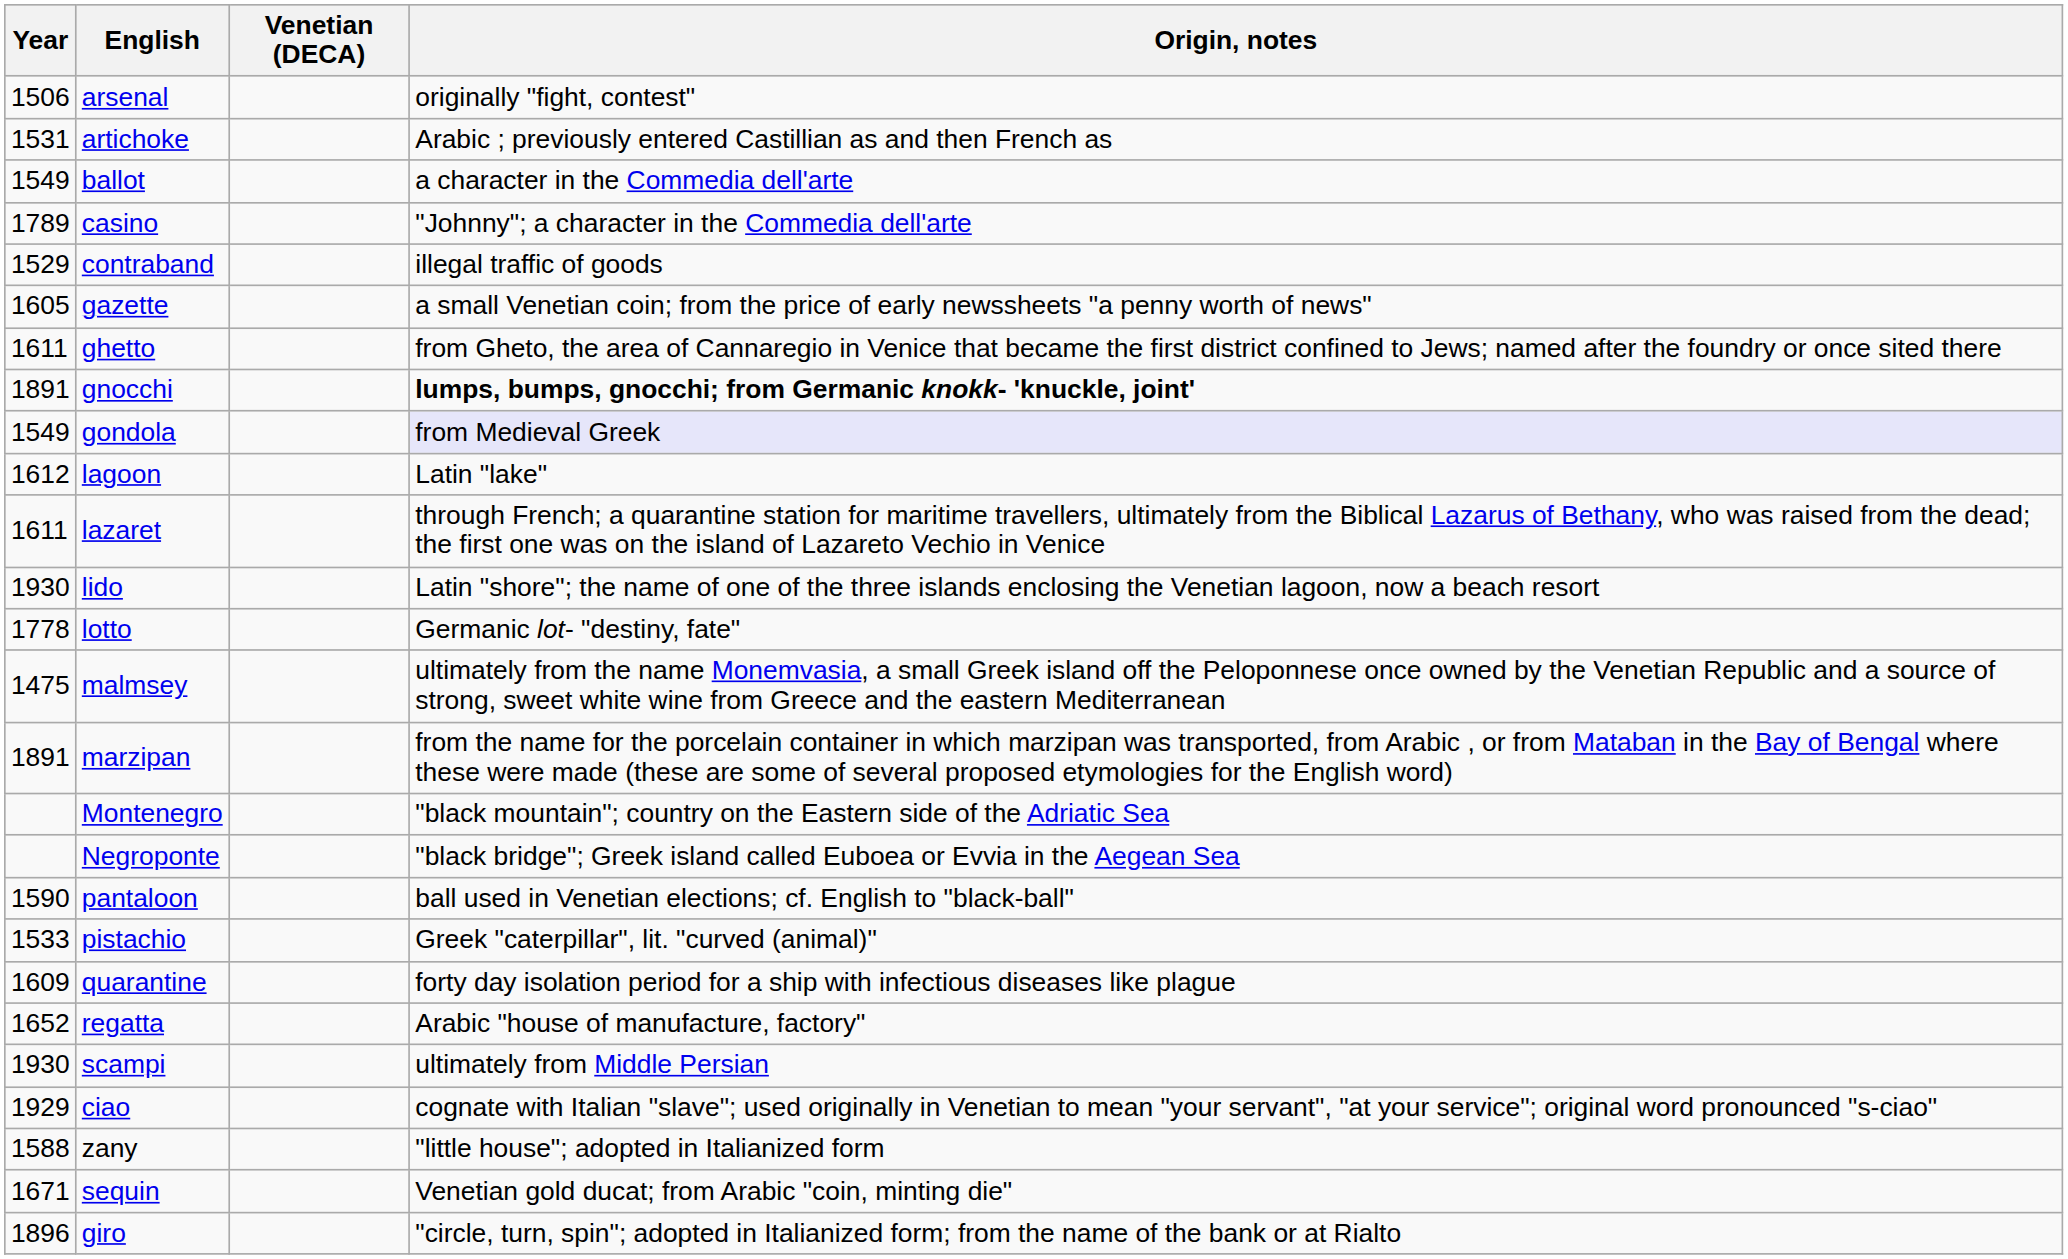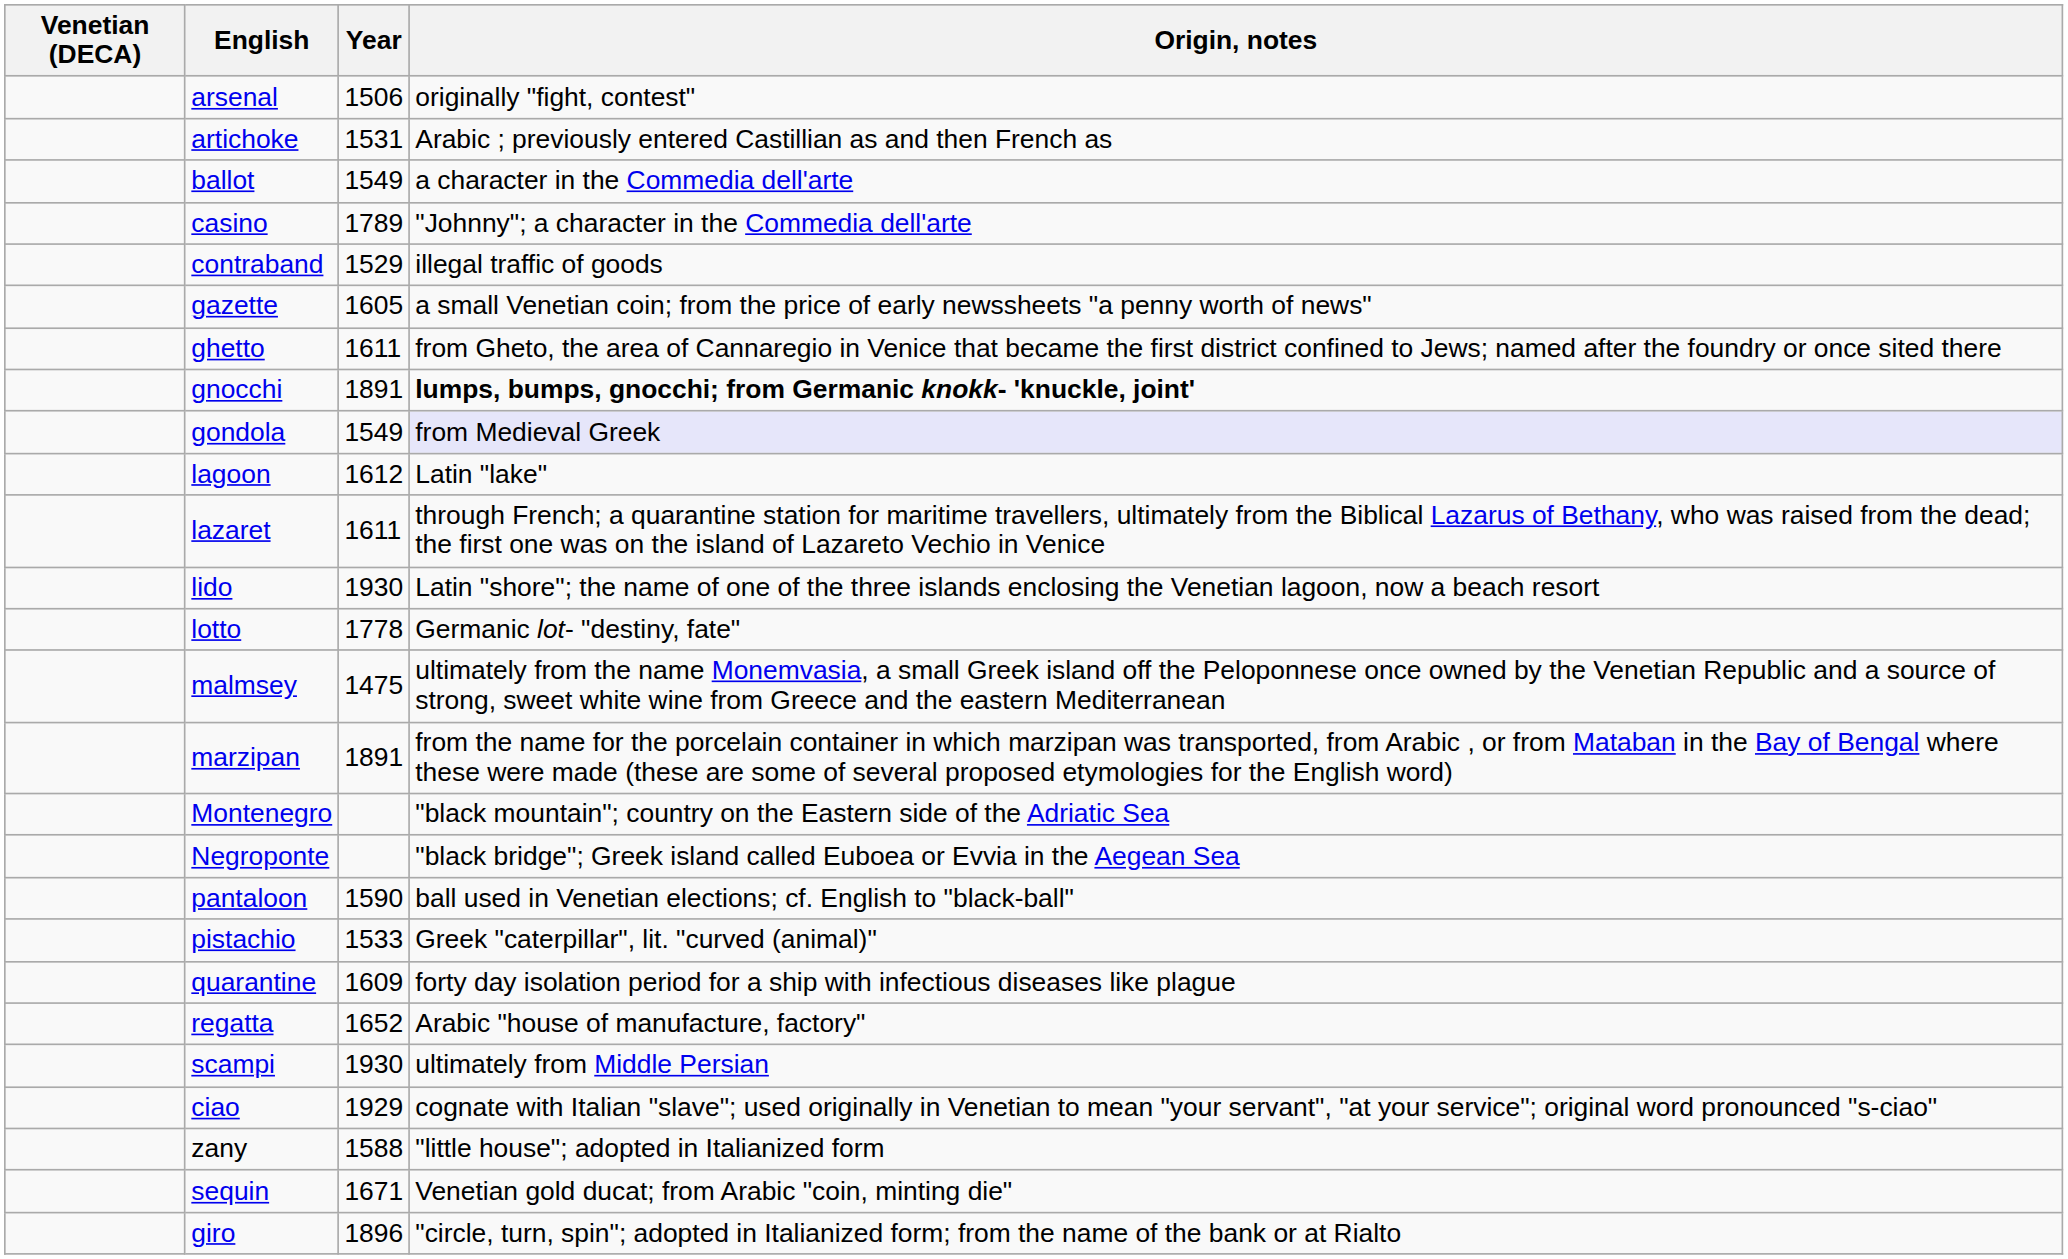columns swapped: (319, 40) <-> (40, 40)
